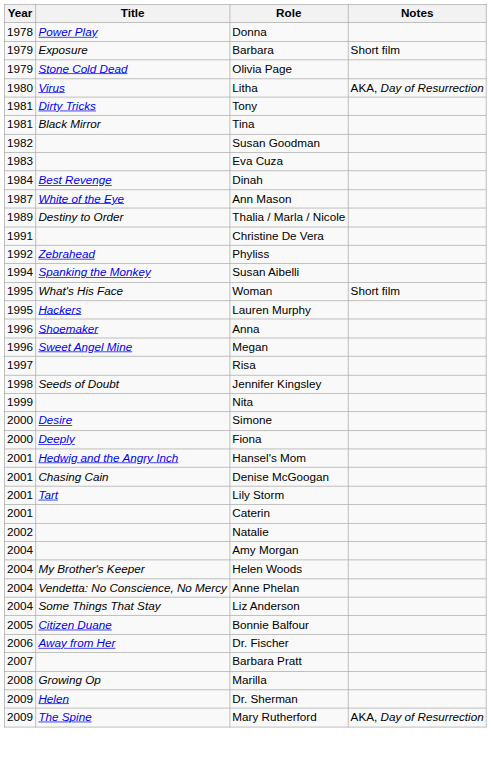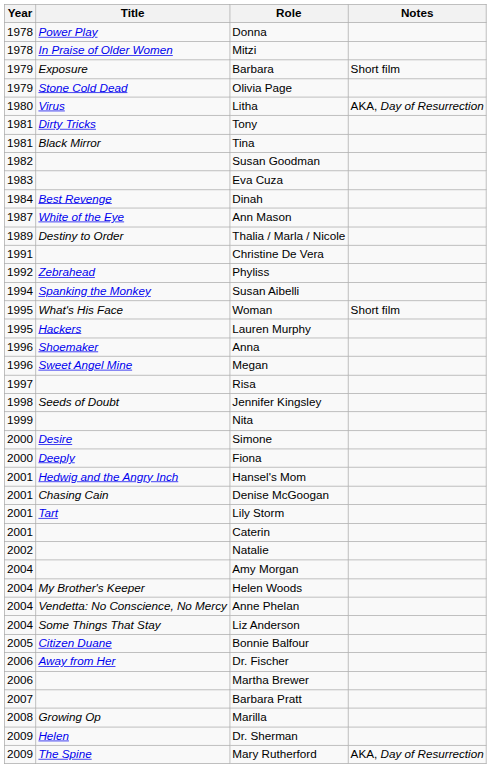+ row: (244, 50)
+ row: (271, 680)
